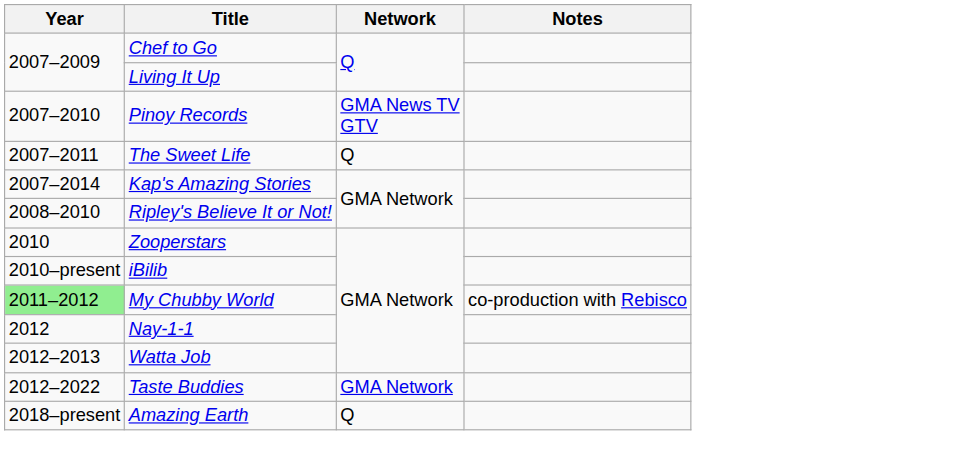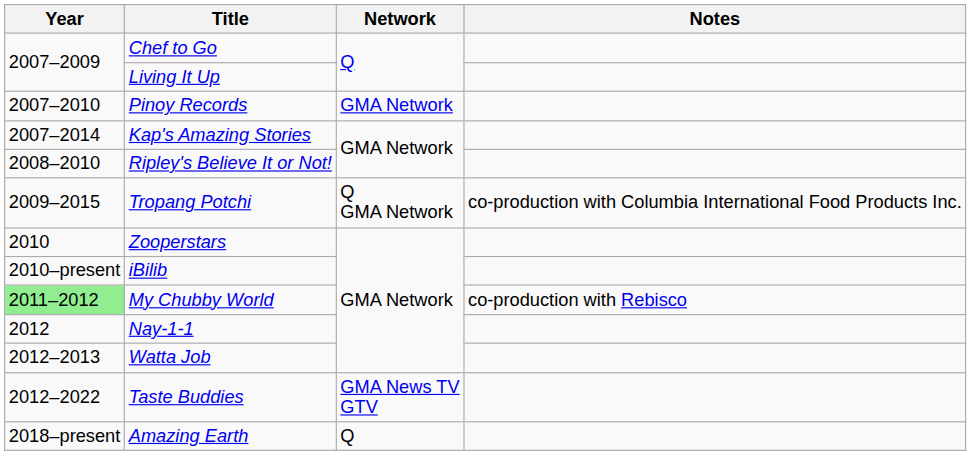(400, 116) GMA News TV GTV -> (397, 105) GMA Network
- row: (190, 155)
+ row: (190, 202)
(397, 386) GMA Network -> (400, 396) GMA News TV GTV
